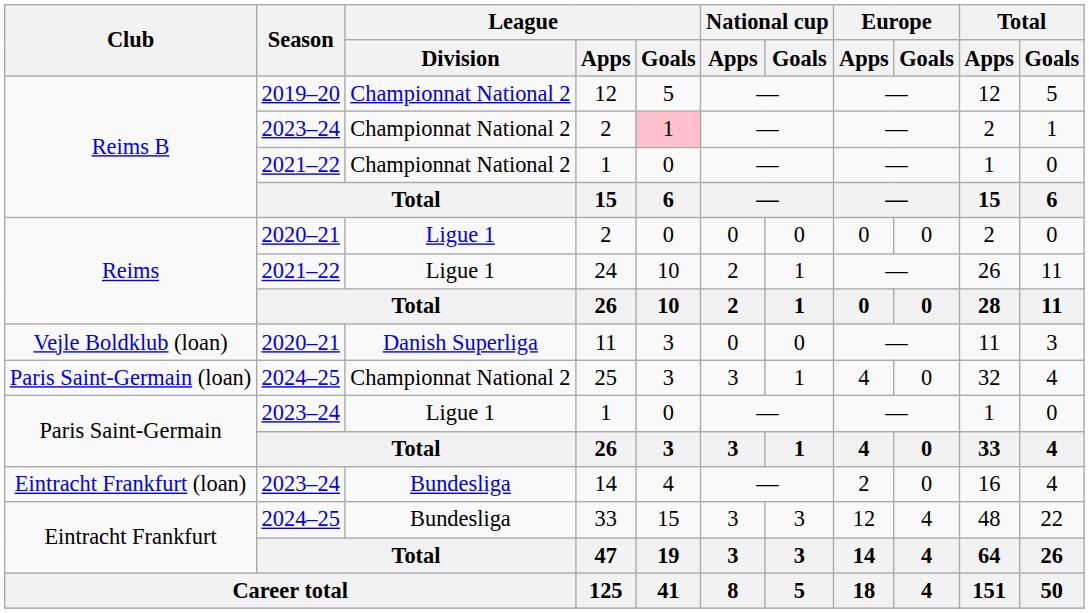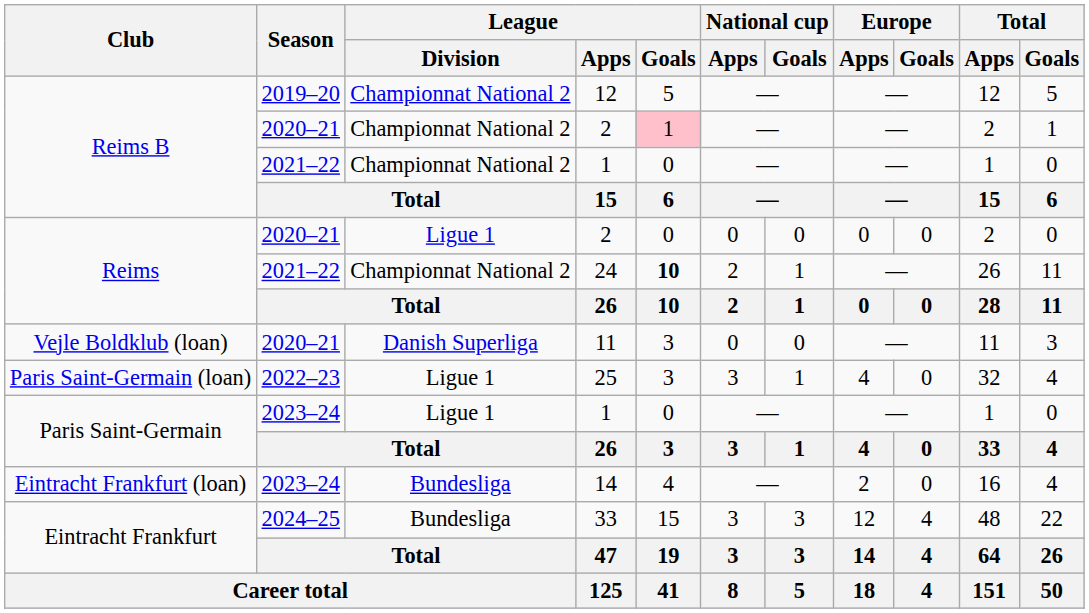(301, 128) 2023–24 -> (301, 128) 2020–21
(460, 270) Ligue 1 -> (460, 270) Championnat National 2
(668, 270) normal -> (668, 270) bold
(301, 377) 2024–25 -> (301, 377) 2022–23
(460, 377) Championnat National 2 -> (460, 377) Ligue 1
